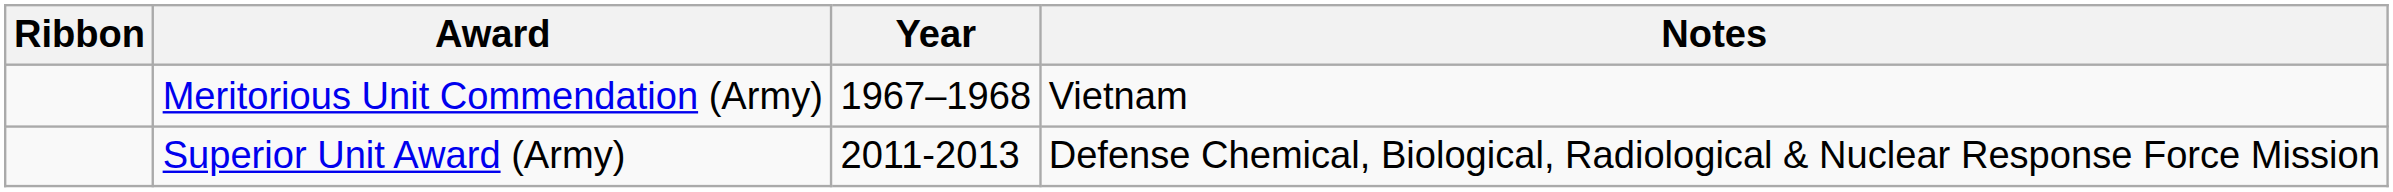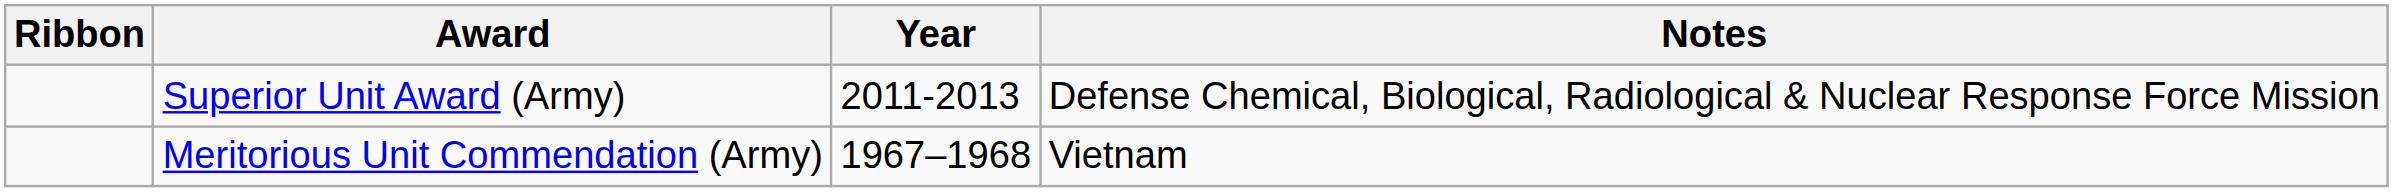rows swapped: (493, 95) <-> (394, 155)
